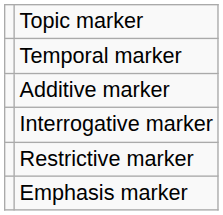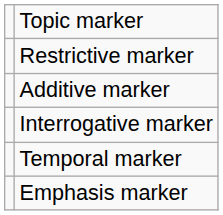rows swapped: (107, 158) <-> (101, 55)
